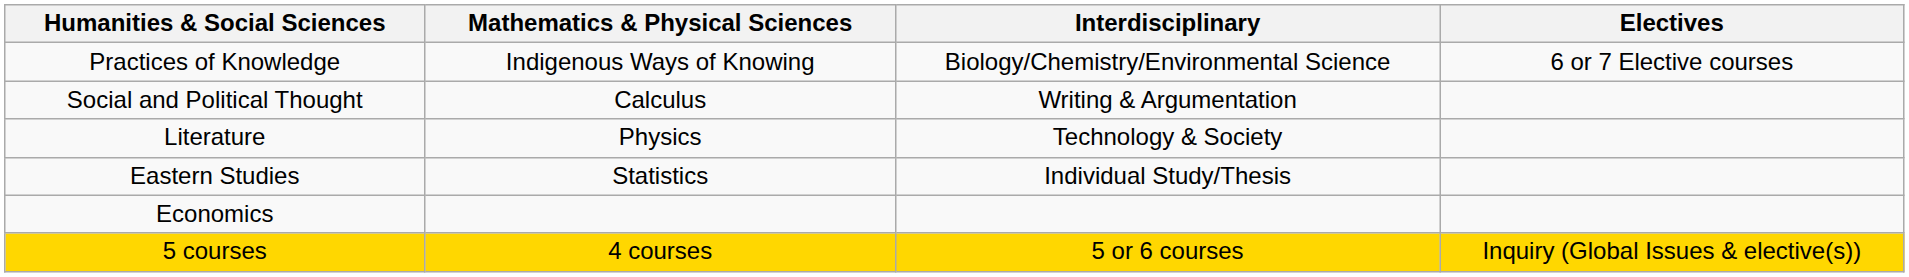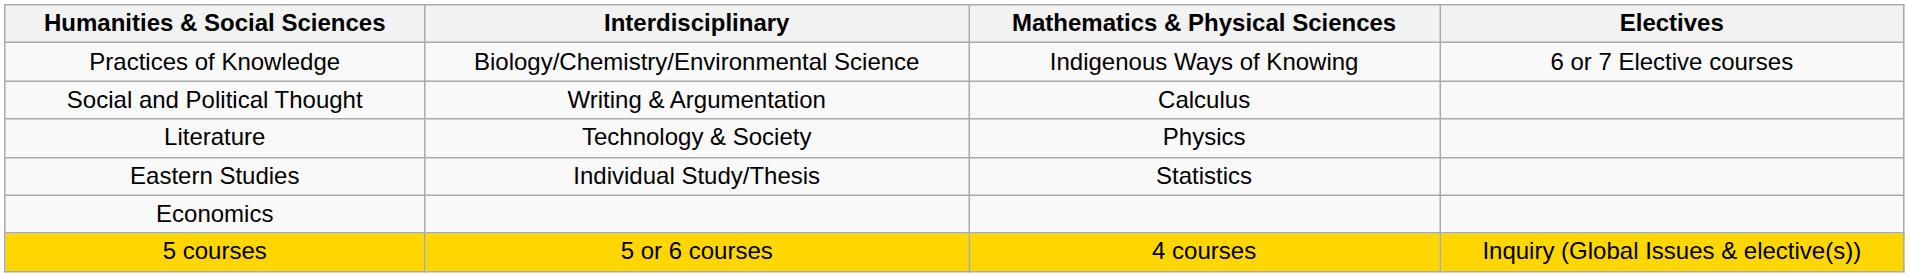columns swapped: (660, 23) <-> (1168, 23)
